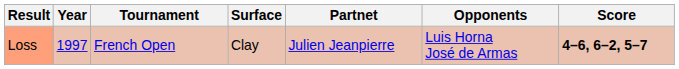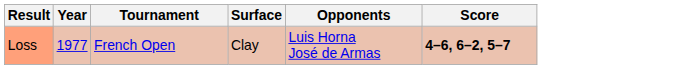- column: (354, 15)
(72, 45) 1997 -> (72, 45) 1977
